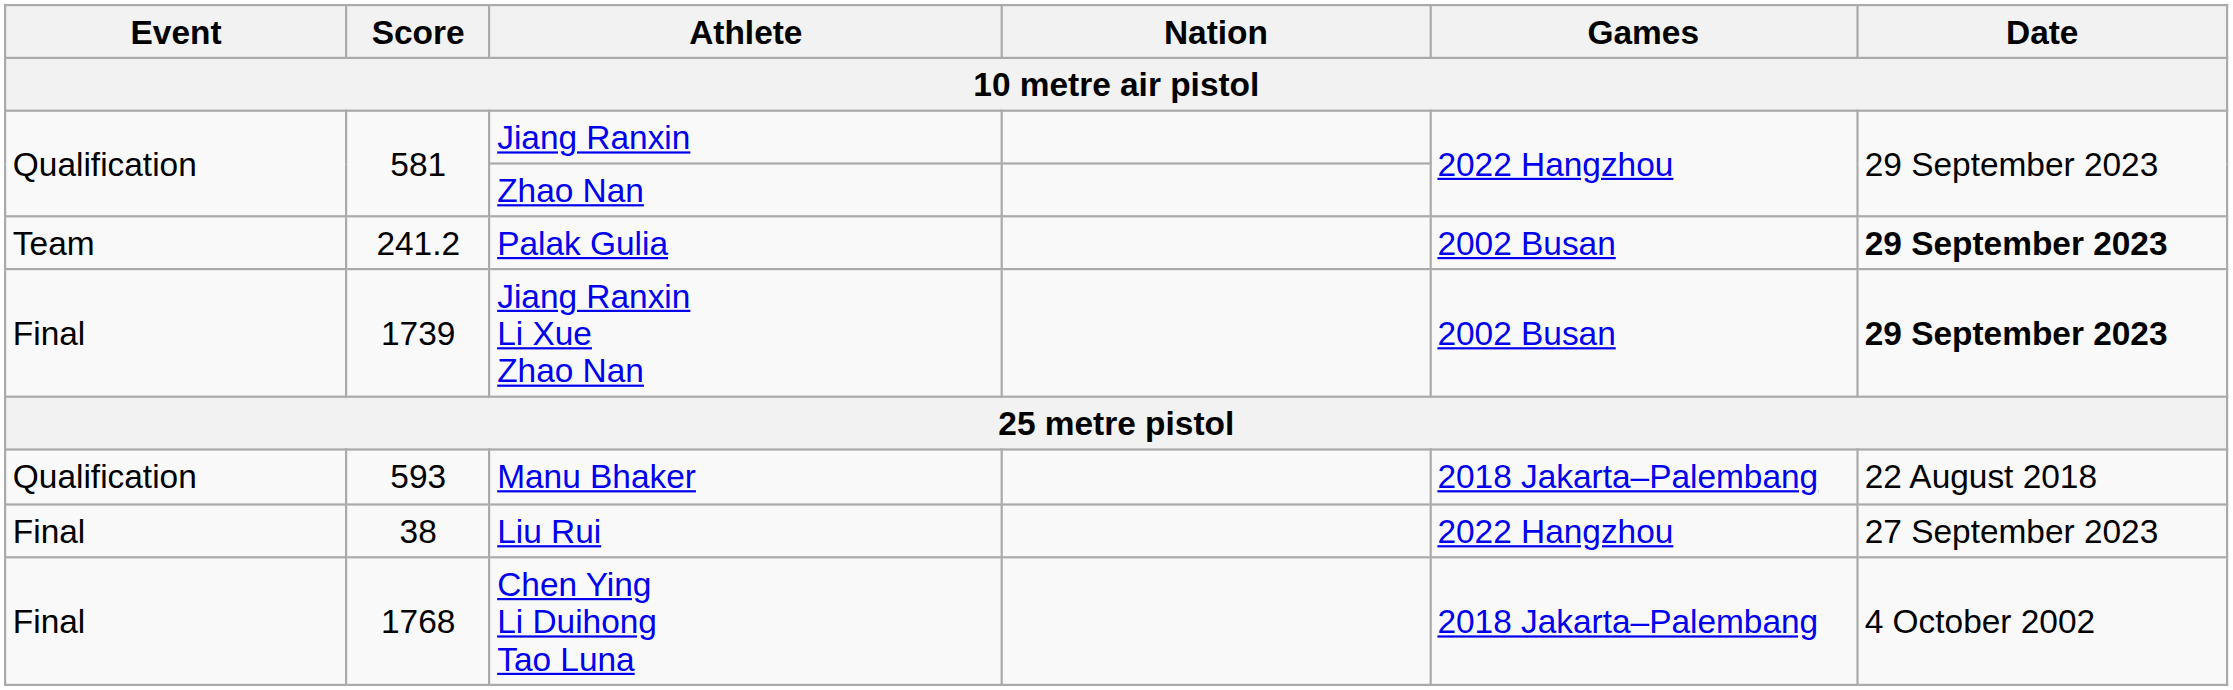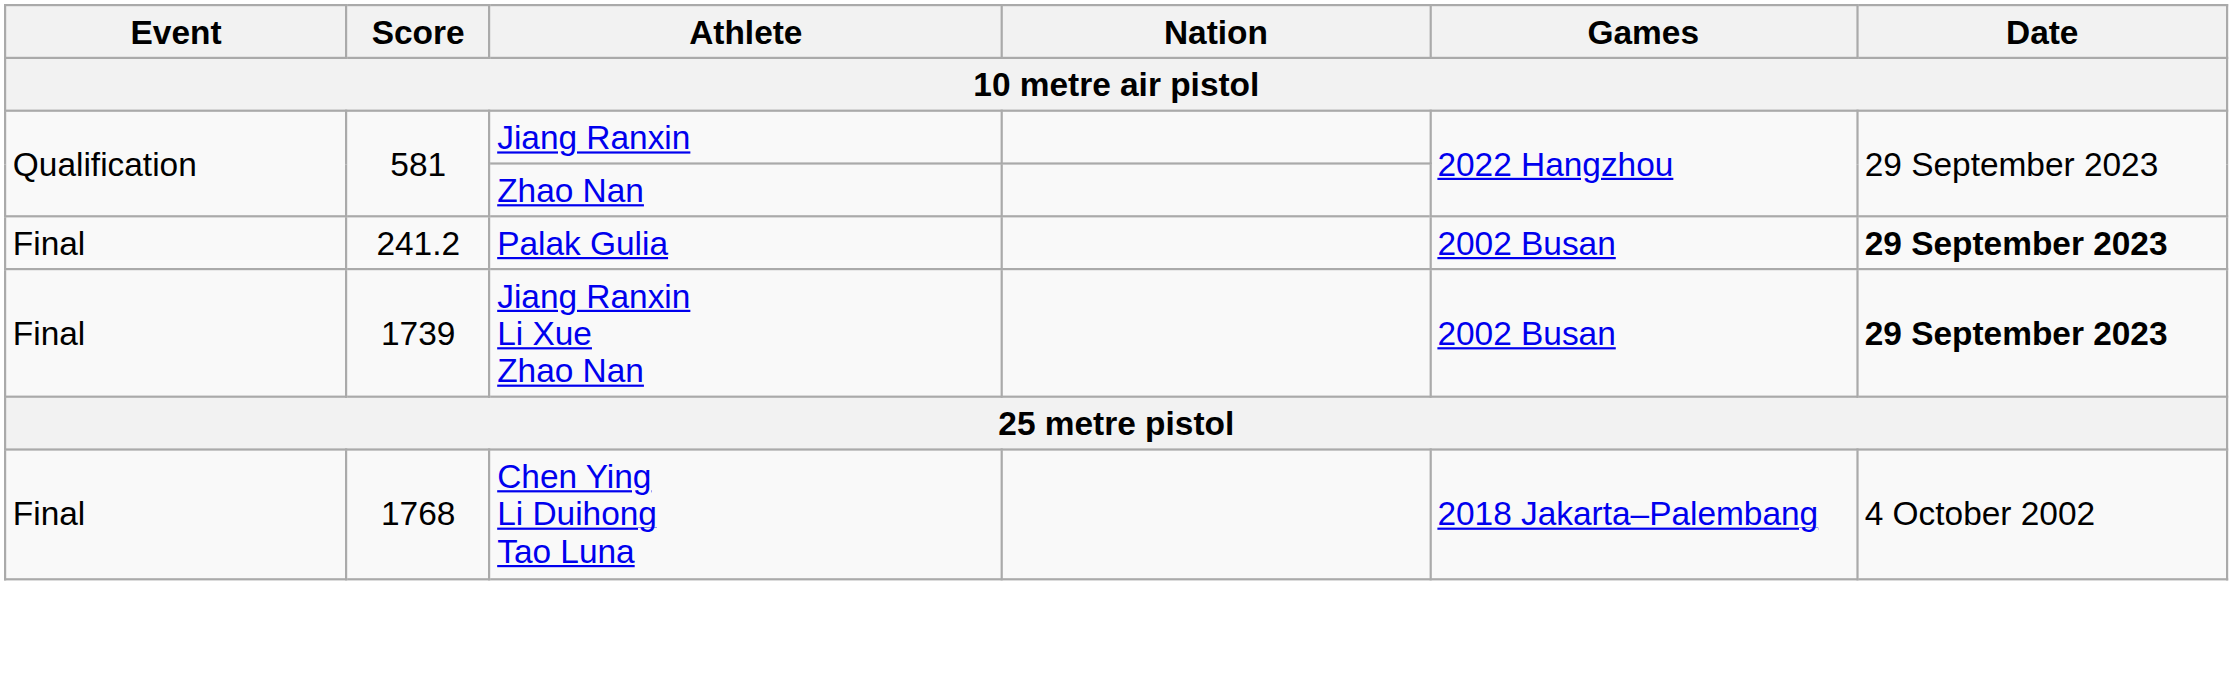(54, 244) Team -> (49, 244) Final
- row: (597, 477)
- row: (549, 530)
